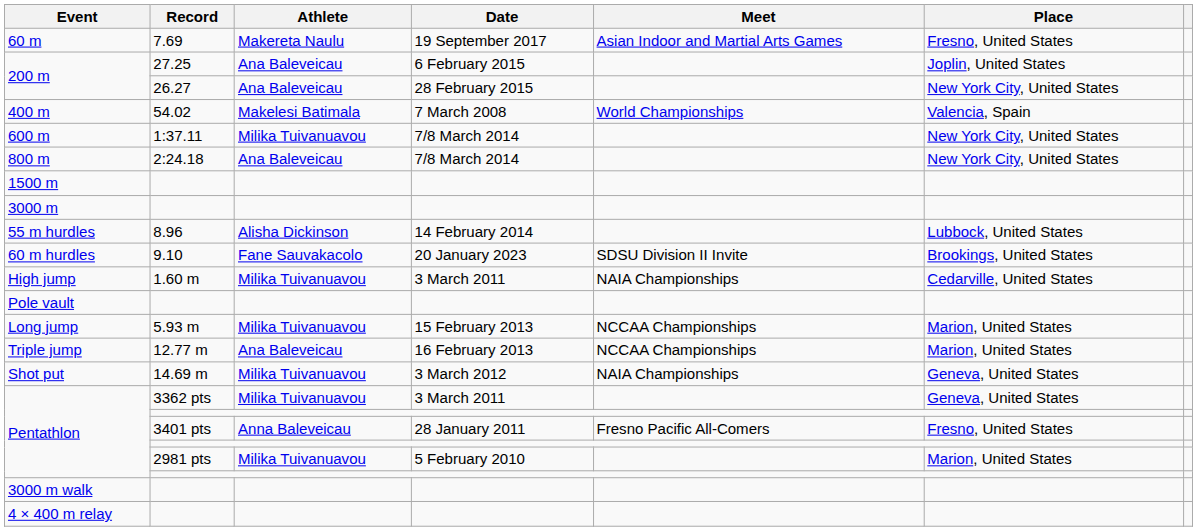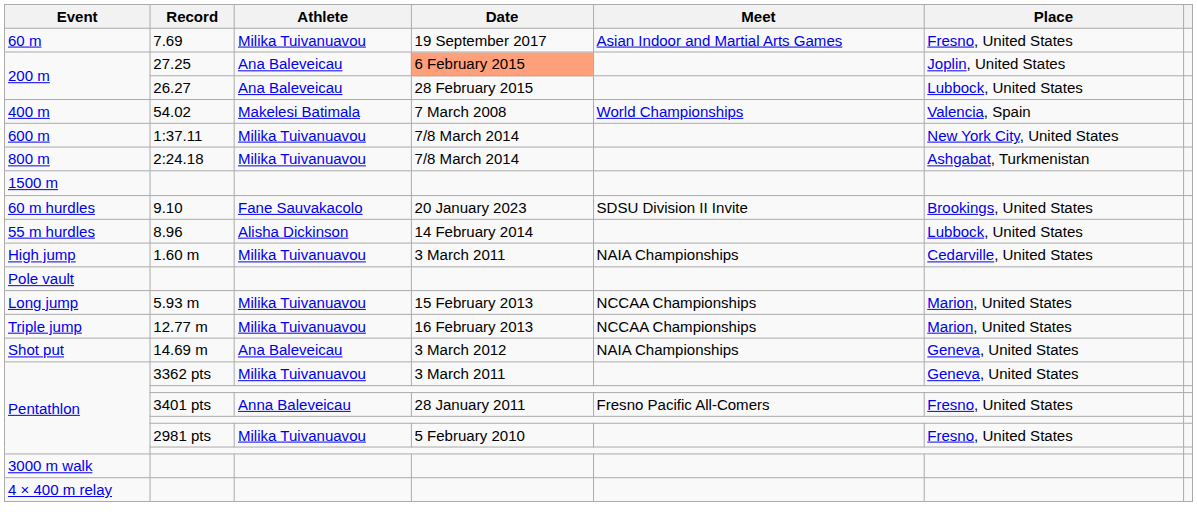(291, 40) Makereta Naulu -> (302, 40) Milika Tuivanuavou
(470, 64) no background -> (470, 64) lightsalmon background
(1023, 88) New York City, United States -> (1005, 88) Lubbock, United States
(290, 160) Ana Baleveicau -> (302, 160) Milika Tuivanuavou
(1023, 160) New York City, United States -> (1008, 160) Ashgabat, Turkmenistan
- row: (33, 207)
rows swapped: (51, 231) <-> (51, 255)
(290, 350) Ana Baleveicau -> (302, 326) Milika Tuivanuavou
(302, 374) Milika Tuivanuavou -> (290, 350) Ana Baleveicau
(1000, 459) Marion, United States -> (1000, 436) Fresno, United States
